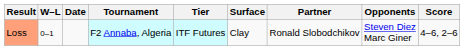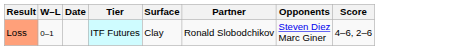- column: (131, 12)
